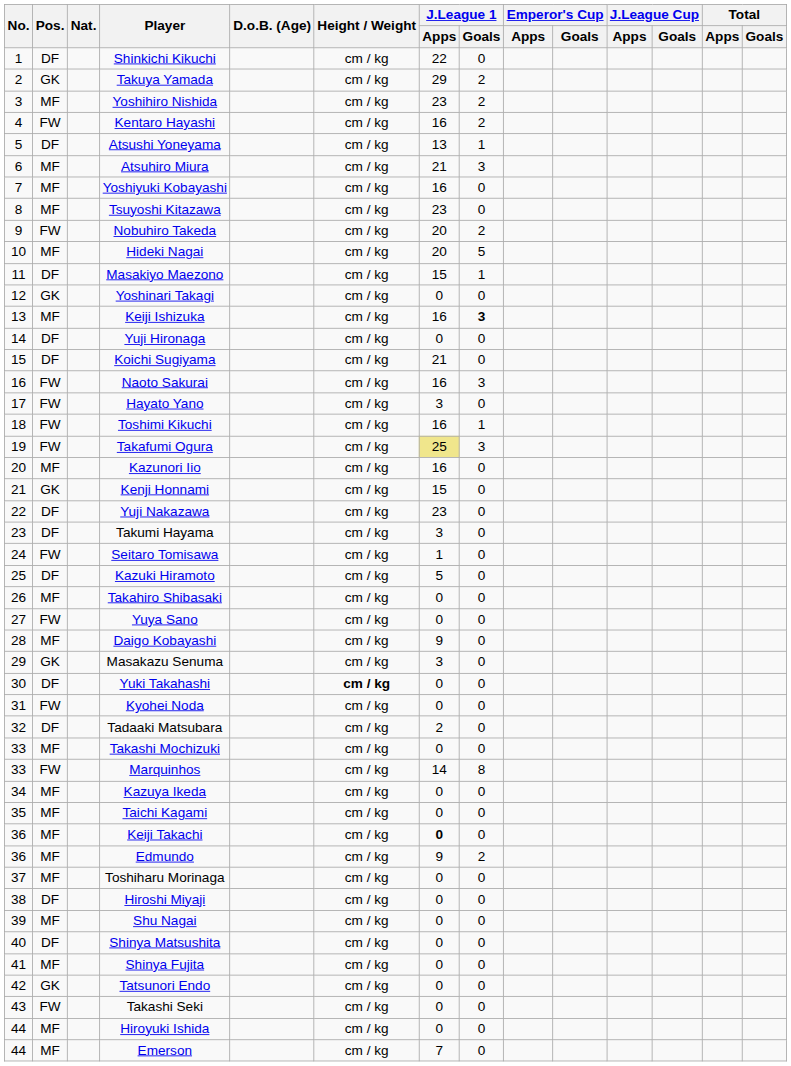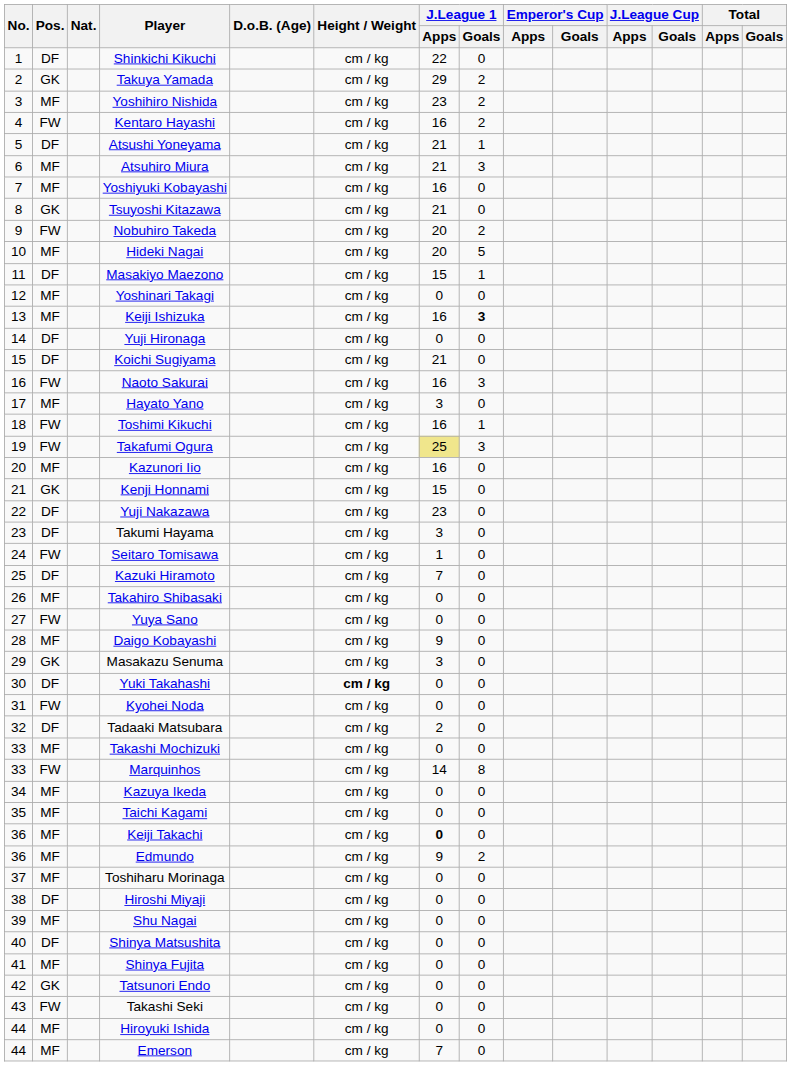(439, 144) 13 -> (439, 144) 21
(50, 209) MF -> (50, 209) GK
(439, 209) 23 -> (439, 209) 21
(50, 295) GK -> (50, 295) MF
(50, 403) FW -> (50, 403) MF
(439, 576) 5 -> (439, 576) 7
